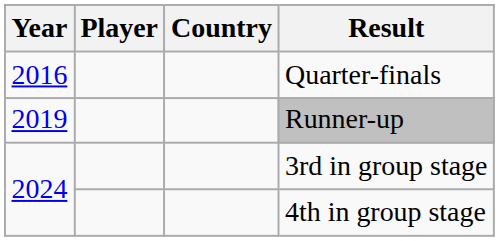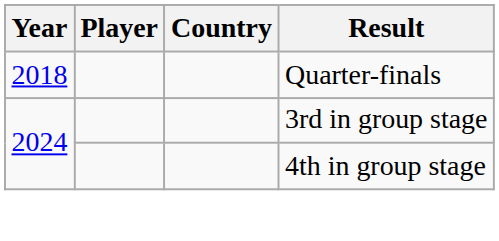(39, 74) 2016 -> (39, 74) 2018
- row: (344, 120)
